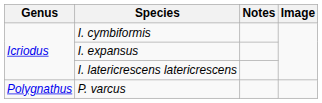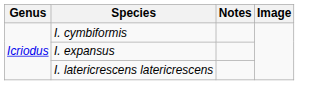- row: (102, 88)
